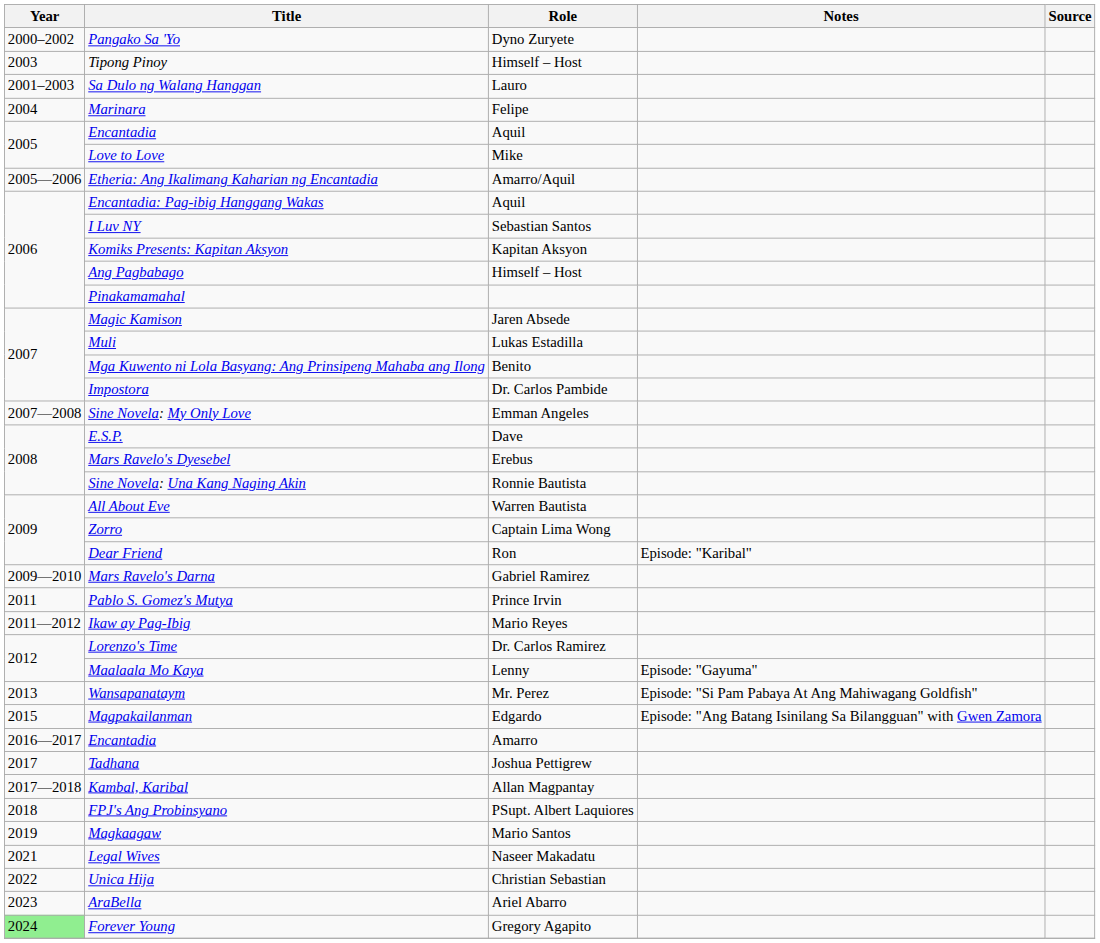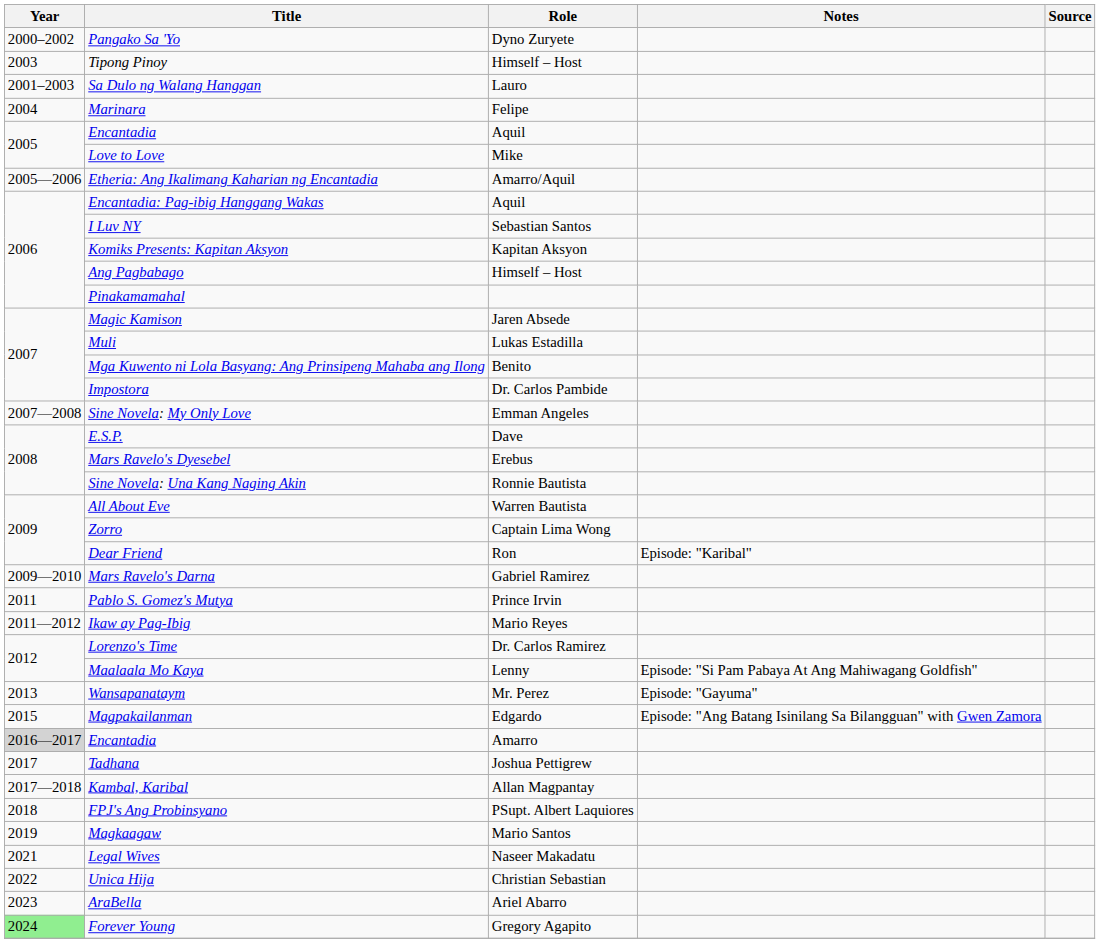(699, 669) Episode: "Gayuma" -> (809, 669) Episode: "Si Pam Pabaya At Ang Mahiwagang Goldfish"
(809, 693) Episode: "Si Pam Pabaya At Ang Mahiwagang Goldfish" -> (699, 693) Episode: "Gayuma"
(45, 739) no background -> (45, 739) lightgrey background
